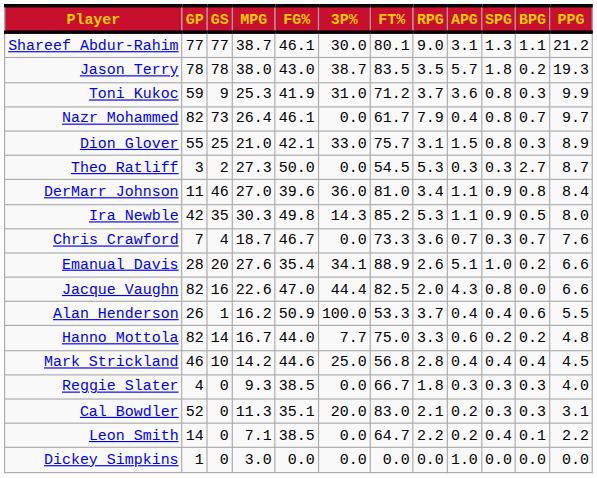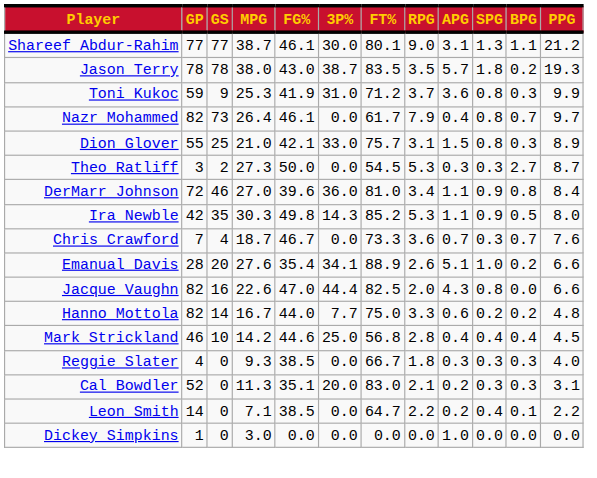(195, 192) 11 -> (195, 192) 72
- row: (116, 314)
